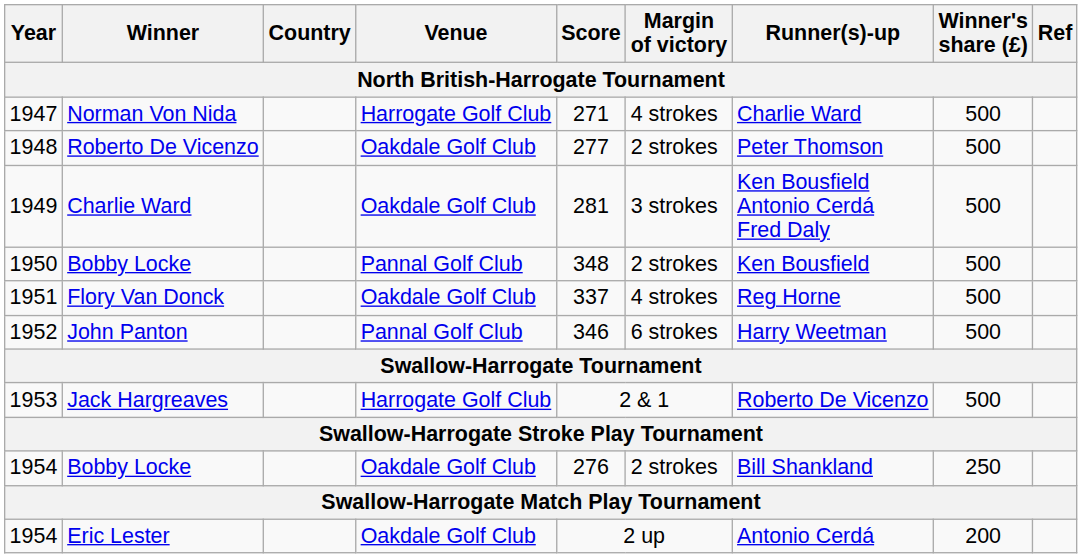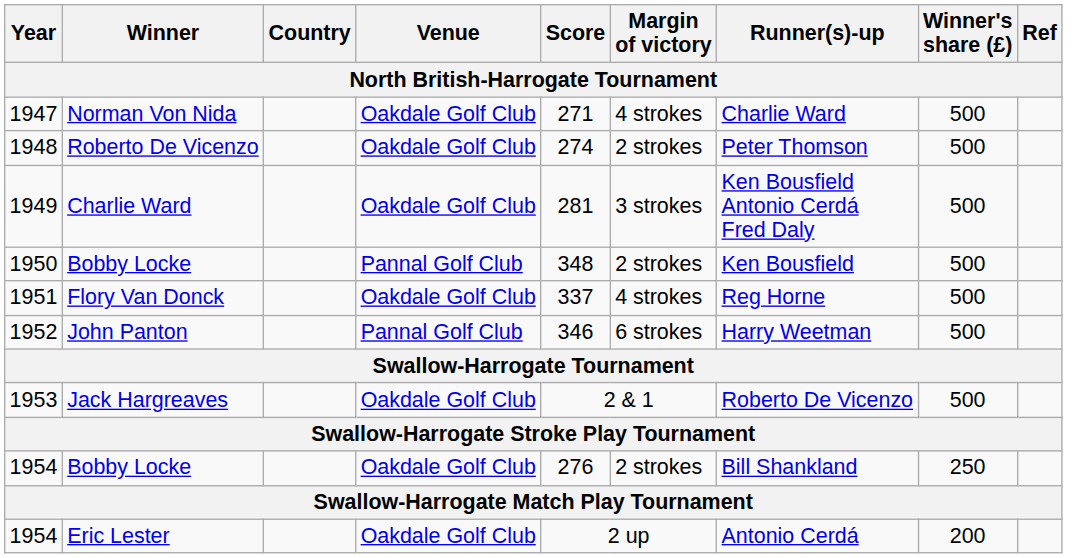(456, 113) Harrogate Golf Club -> (448, 113) Oakdale Golf Club
(591, 147) 277 -> (575, 147) 274
(456, 399) Harrogate Golf Club -> (448, 399) Oakdale Golf Club
